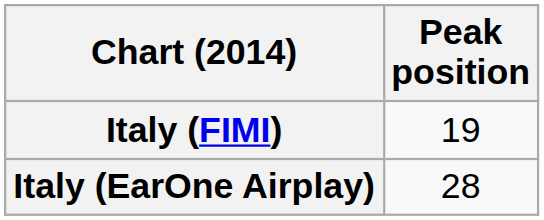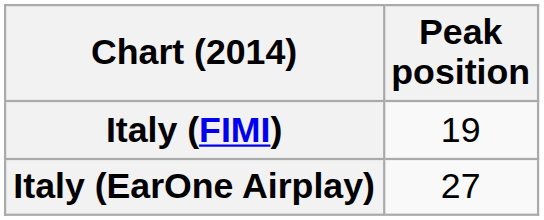(461, 186) 28 -> (461, 186) 27
